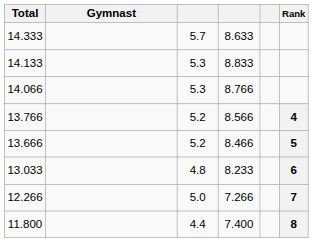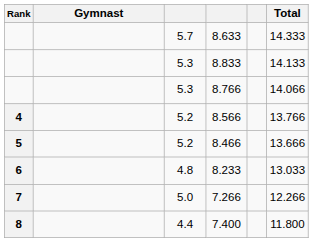columns swapped: (294, 14) <-> (25, 13)
